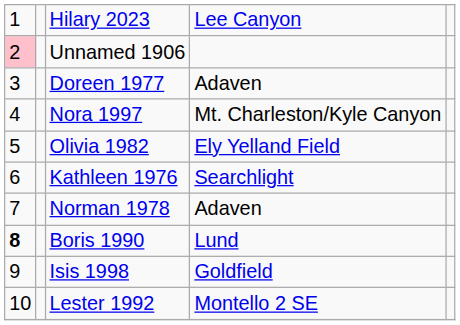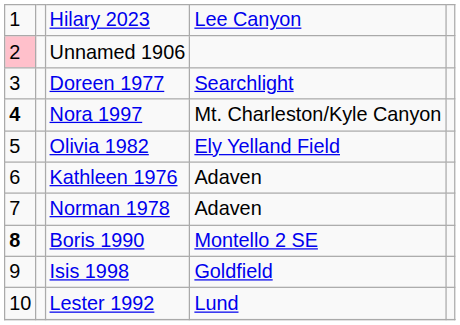(228, 83) Adaven -> (244, 83) Searchlight
(15, 114) normal -> (15, 114) bold
(244, 177) Searchlight -> (228, 177) Adaven
(216, 240) Lund -> (256, 240) Montello 2 SE
(256, 303) Montello 2 SE -> (216, 303) Lund
